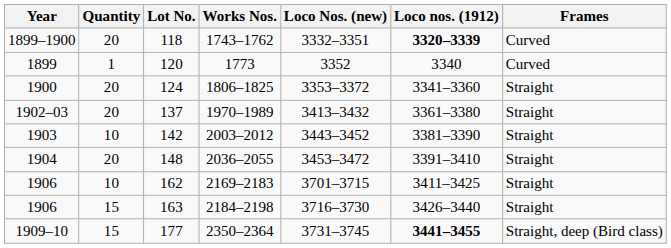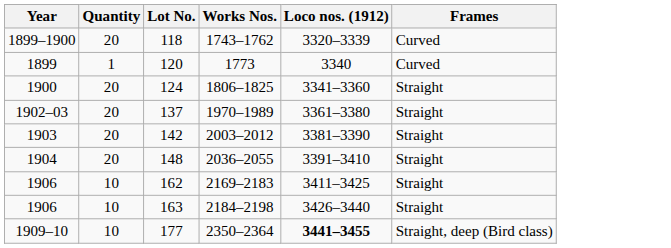- column: (335, 16)
(446, 40) bold -> (336, 40) normal
(111, 135) 10 -> (111, 135) 20
(111, 207) 15 -> (111, 207) 10
(111, 231) 15 -> (111, 231) 10
